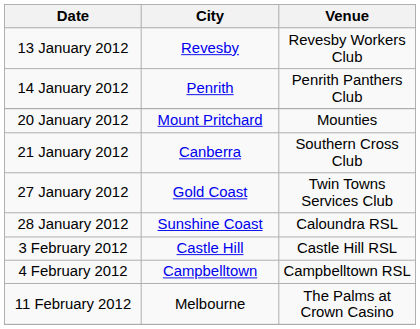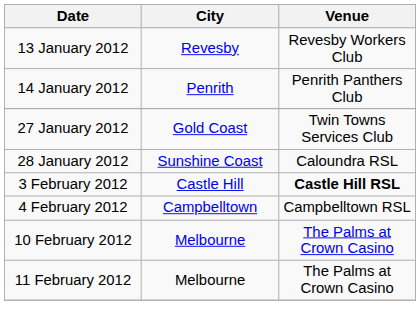- row: (73, 120)
- row: (73, 152)
(347, 248) normal -> (347, 184) bold
+ row: (73, 240)
